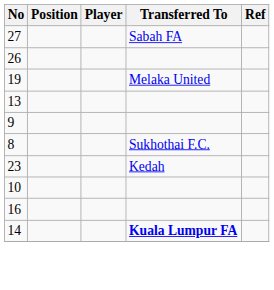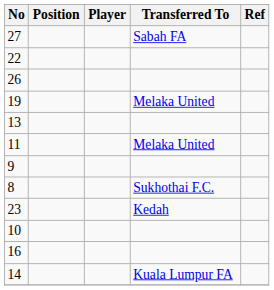+ row: (14, 58)
+ row: (14, 144)
(183, 230) bold -> (183, 274) normal
